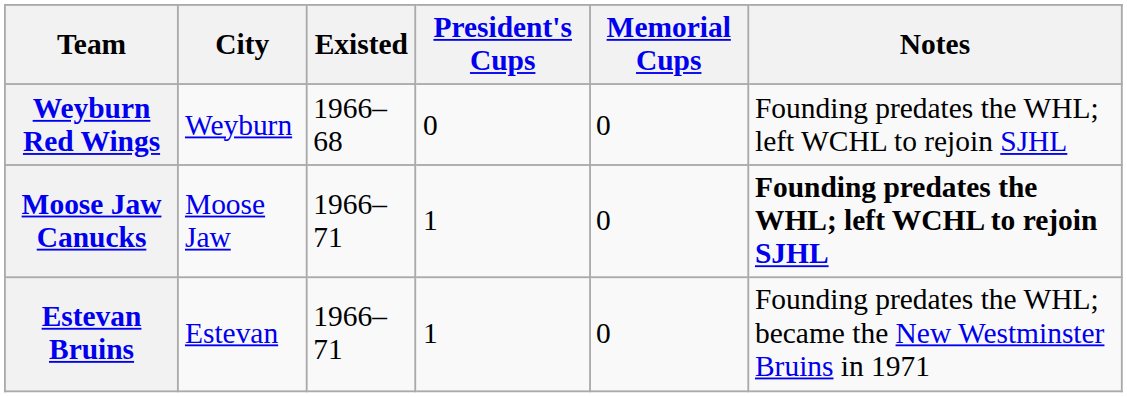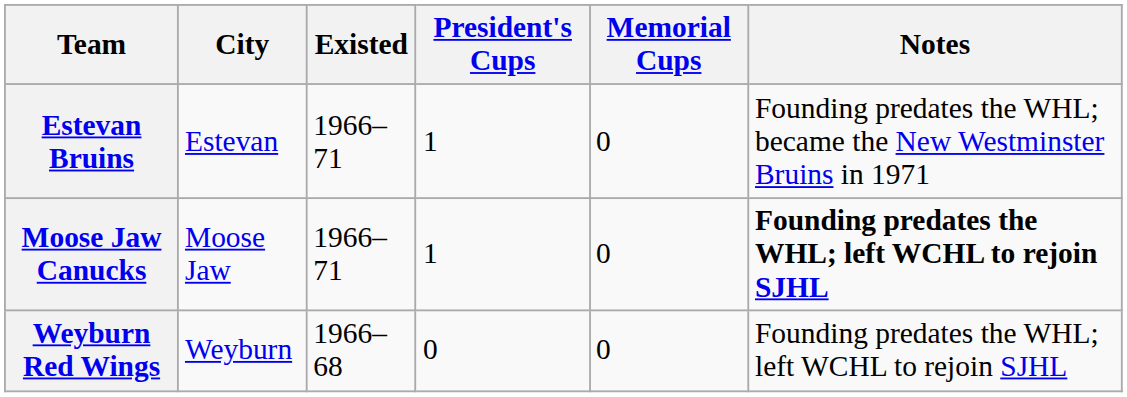rows swapped: (92, 333) <-> (92, 124)
